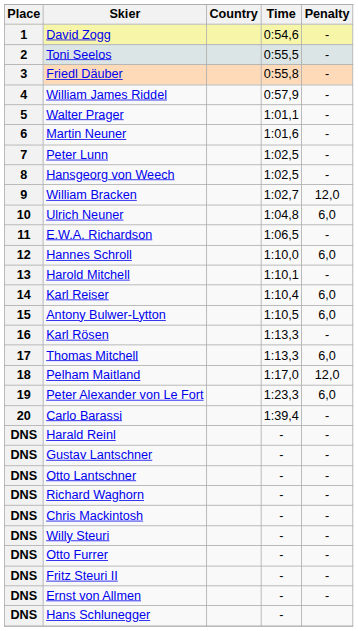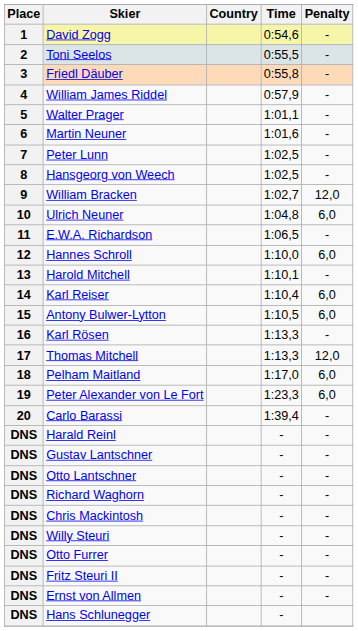(327, 355) 6,0 -> (327, 355) 12,0
(327, 375) 12,0 -> (327, 375) 6,0
